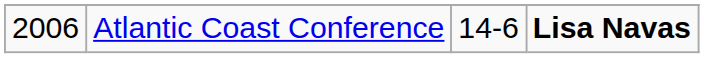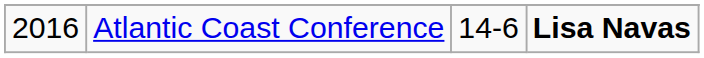(46, 28) 2006 -> (46, 28) 2016
